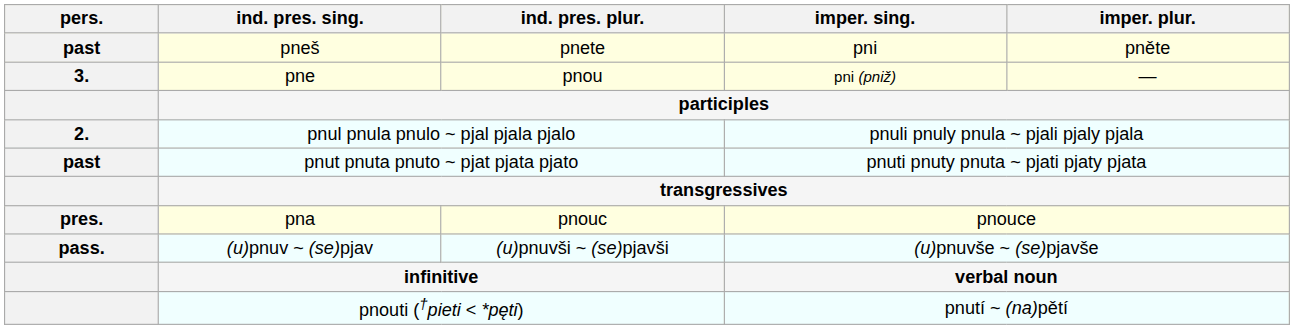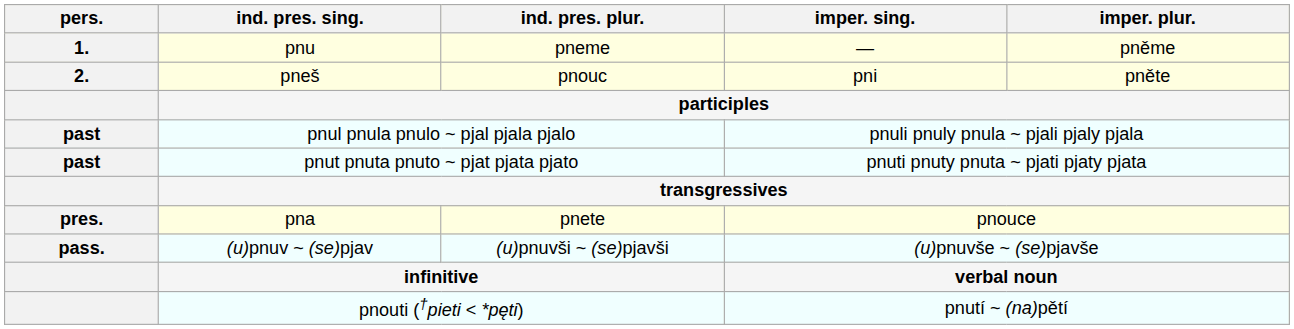+ row: (300, 47)
(82, 47) past -> (82, 76) 2.
(583, 47) pnete -> (583, 76) pnouc
- row: (300, 76)
(82, 133) 2. -> (82, 133) past
(583, 219) pnouc -> (583, 219) pnete
